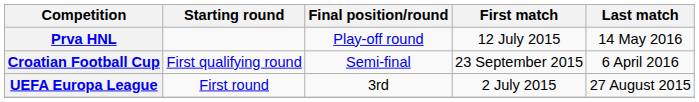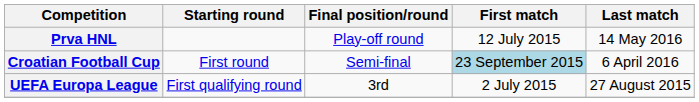(234, 62) First qualifying round -> (234, 62) First round
(519, 62) no background -> (519, 62) lightblue background
(234, 85) First round -> (234, 85) First qualifying round
